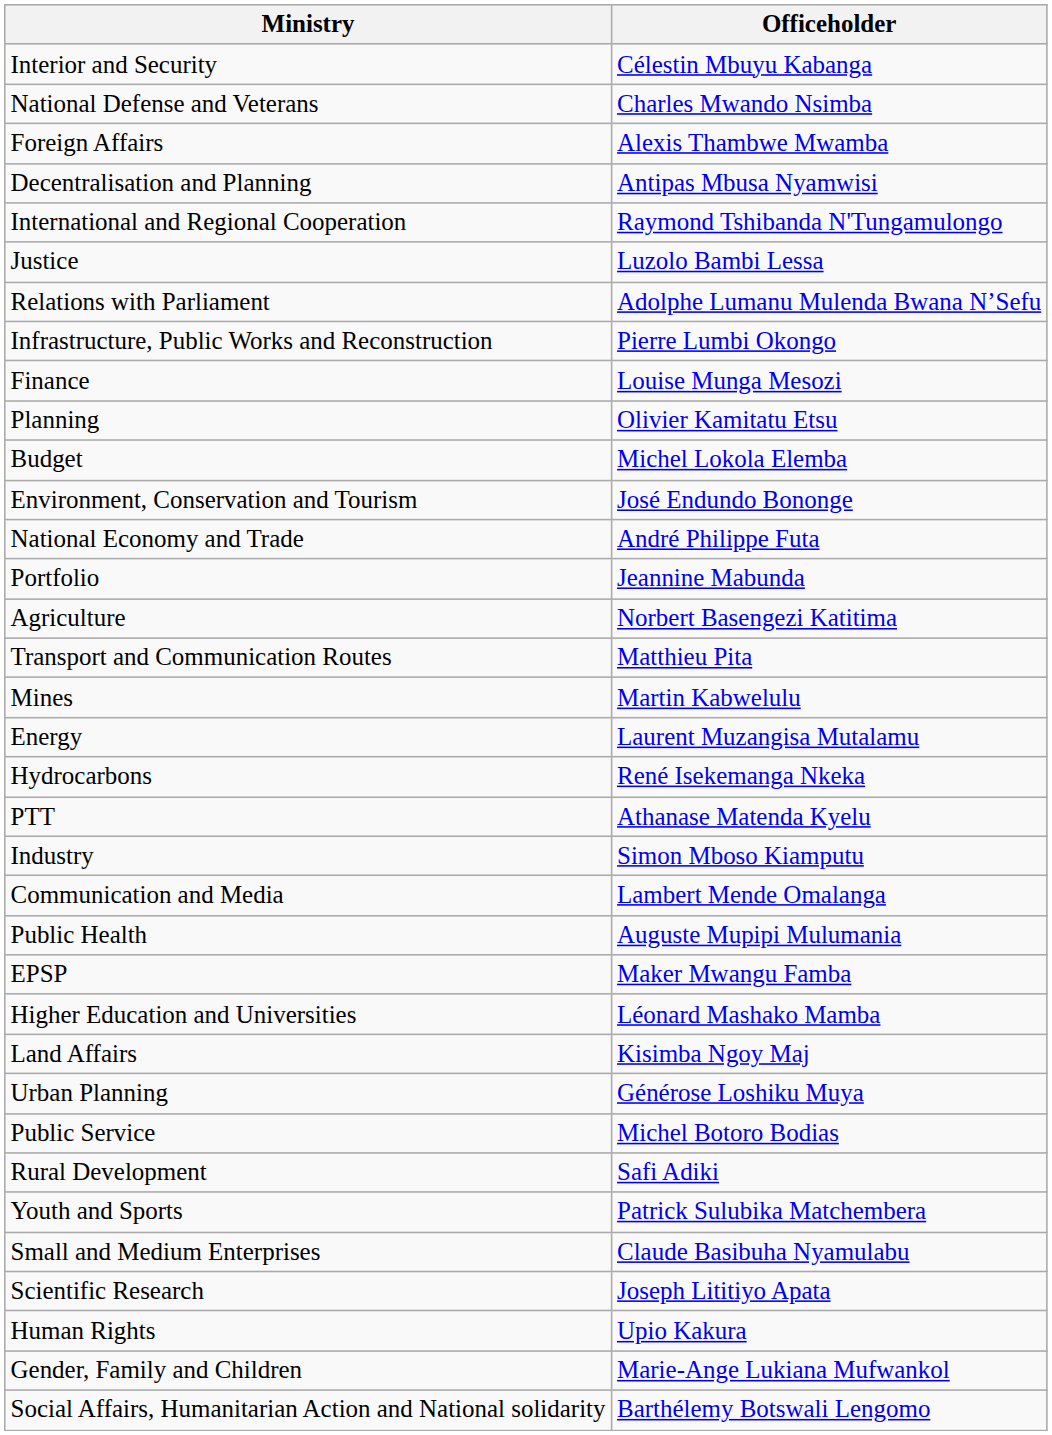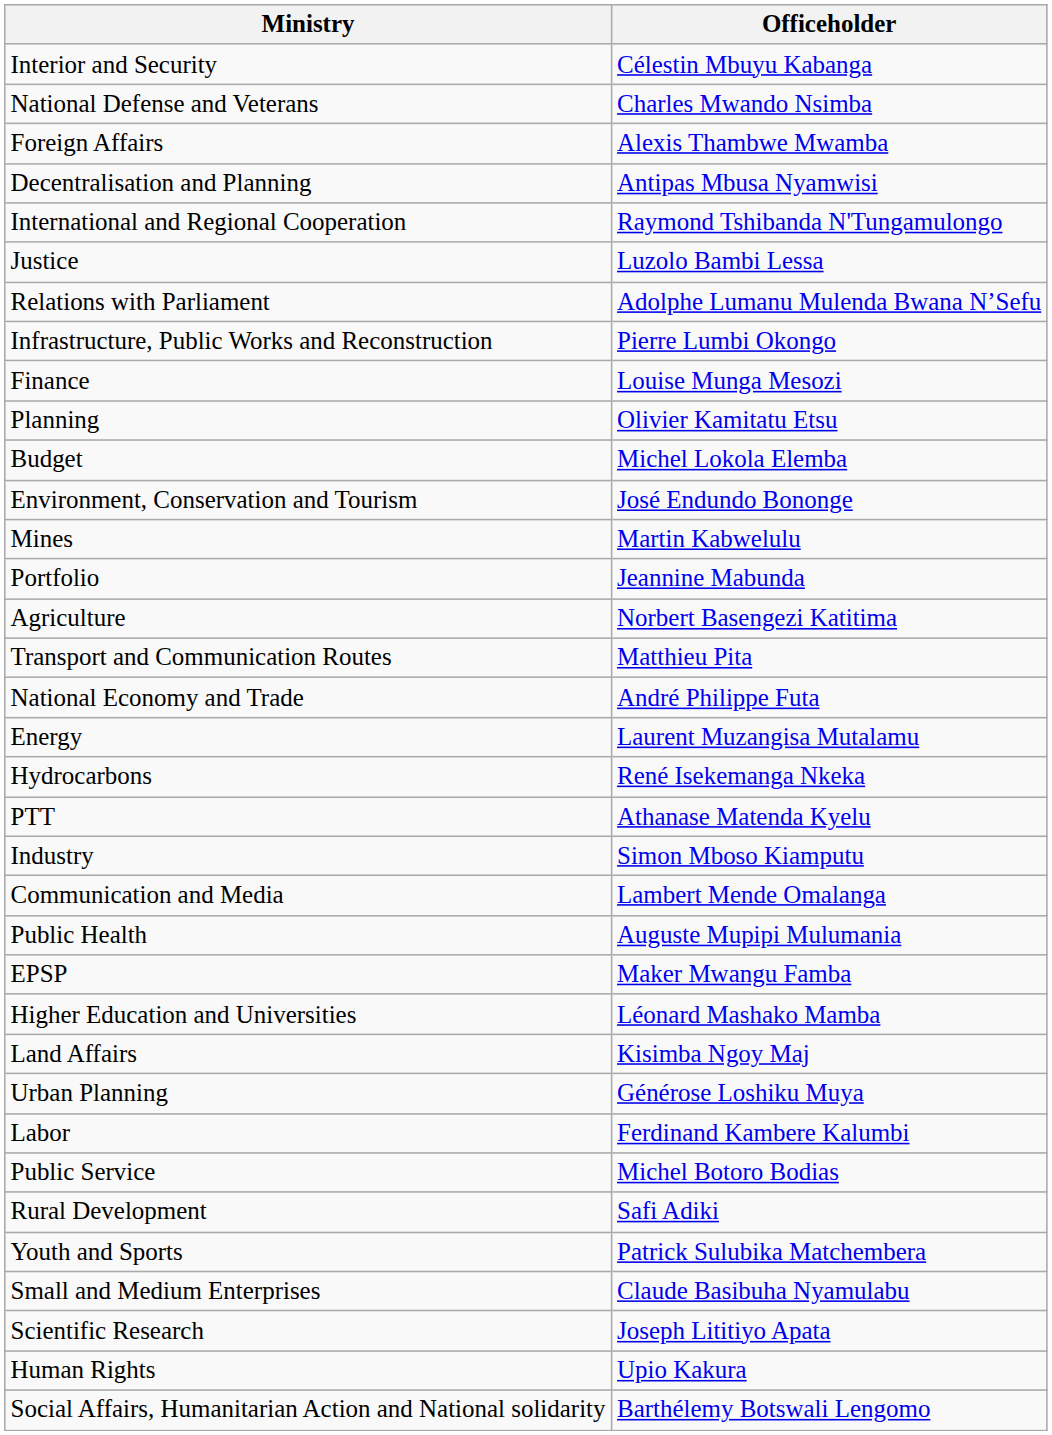rows swapped: (157, 538) <-> (42, 697)
+ row: (40, 1132)
- row: (156, 1370)
